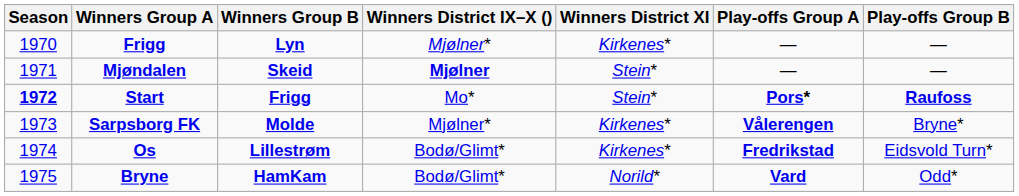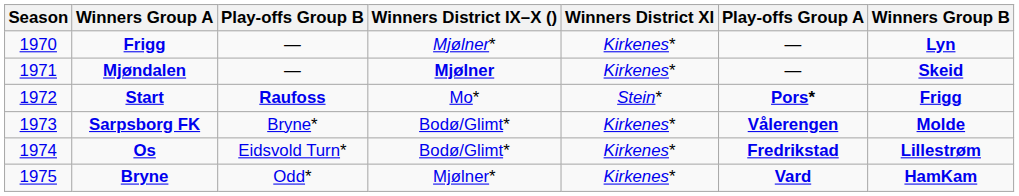columns swapped: (290, 17) <-> (938, 17)
(635, 71) Stein* -> (640, 71) Kirkenes*
(38, 97) bold -> (38, 97) normal
(460, 124) Mjølner* -> (464, 124) Bodø/Glimt*
(460, 177) Bodø/Glimt* -> (464, 177) Mjølner*
(635, 177) Norild* -> (640, 177) Kirkenes*
